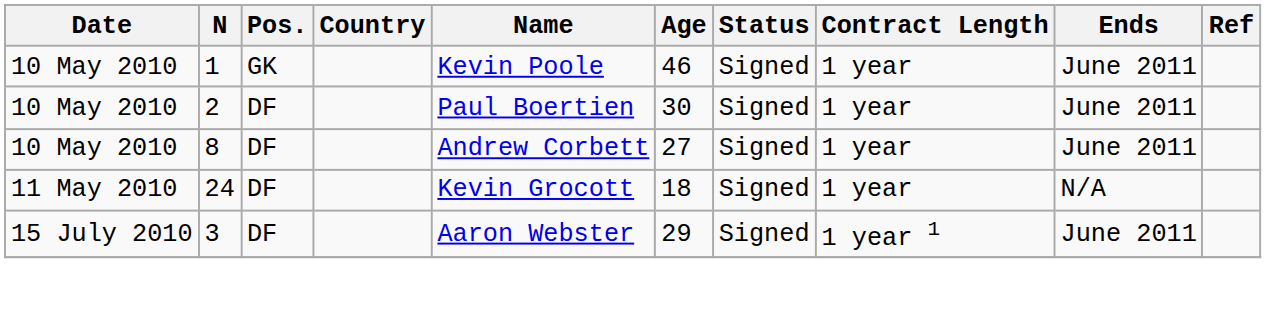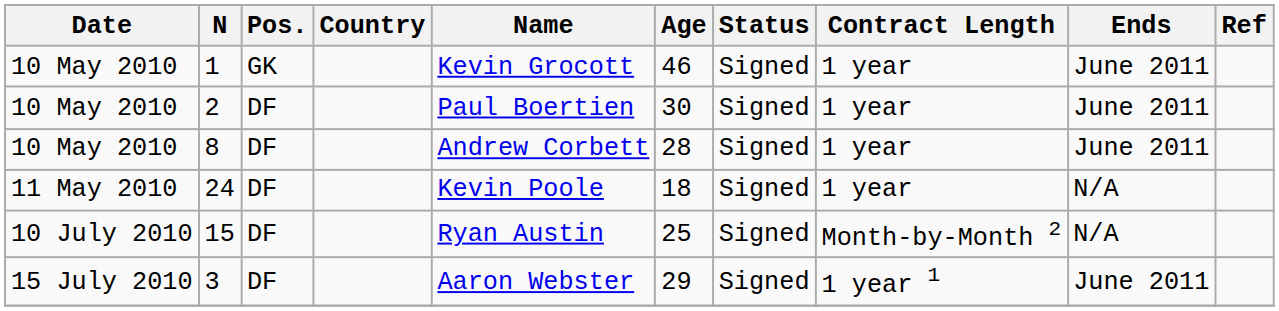(521, 67) Kevin Poole -> (536, 67) Kevin Grocott
(676, 149) 27 -> (676, 149) 28
(536, 190) Kevin Grocott -> (521, 190) Kevin Poole
+ row: (220, 234)
